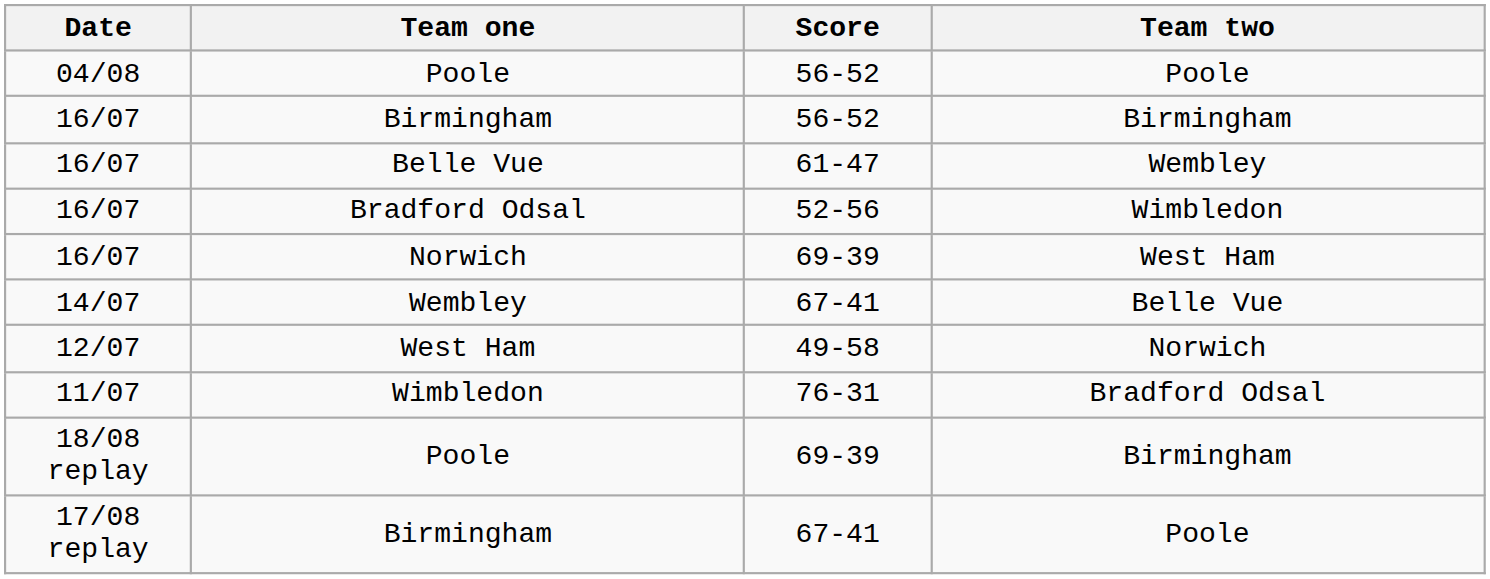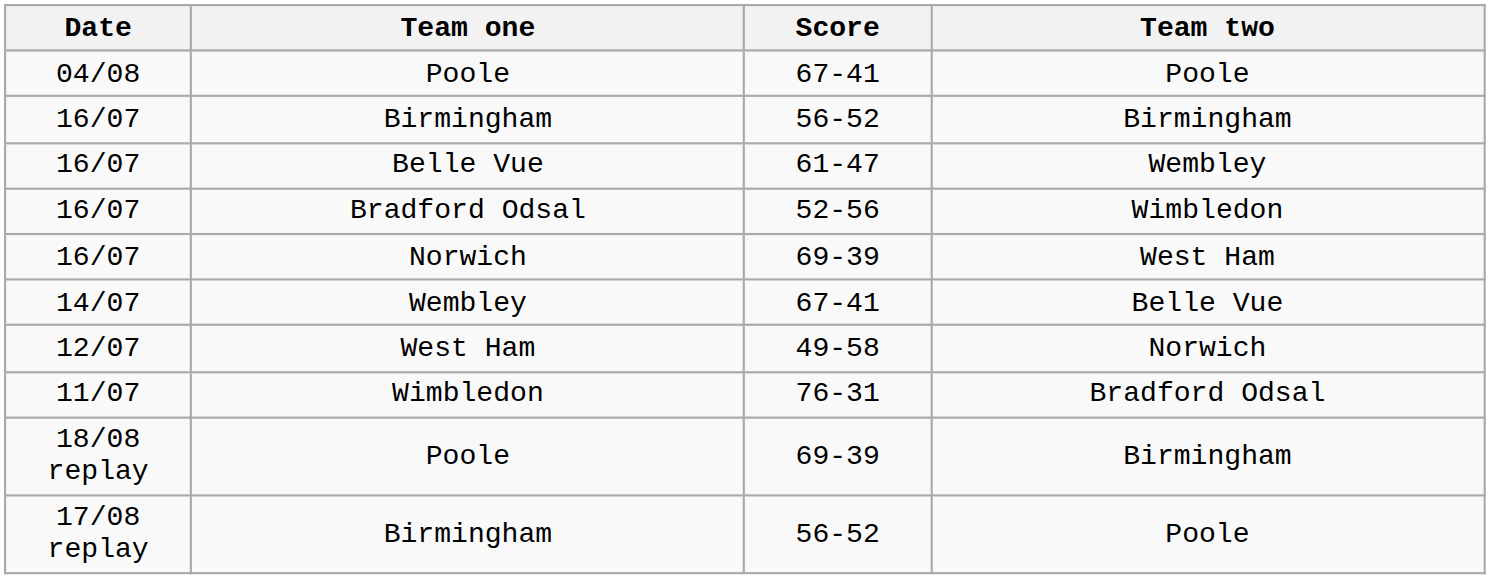(838, 74) 56-52 -> (838, 74) 67-41
(838, 534) 67-41 -> (838, 534) 56-52
